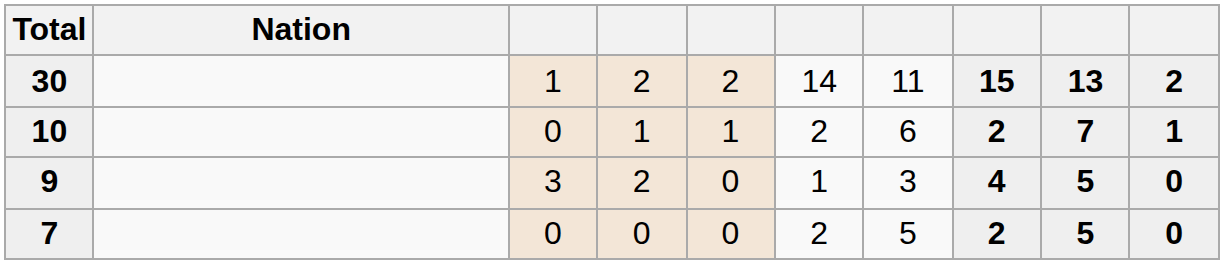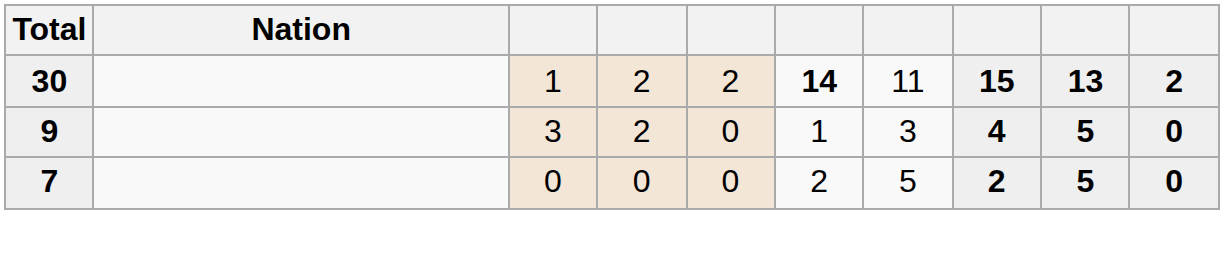(819, 80) normal -> (819, 80) bold
- row: (49, 131)
